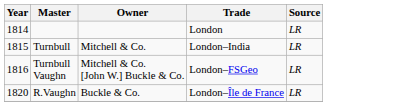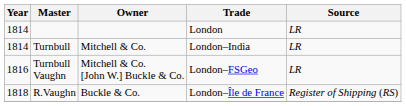(18, 47) 1815 -> (18, 47) 1814
(18, 93) 1820 -> (18, 93) 1818
(295, 93) LR -> (344, 93) Register of Shipping (RS)
